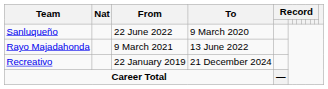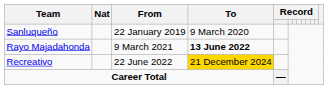(143, 31) 22 June 2022 -> (150, 31) 22 January 2019
(219, 46) normal -> (220, 46) bold
(150, 62) 22 January 2019 -> (143, 62) 22 June 2022
(231, 62) no background -> (231, 62) gold background
